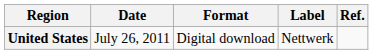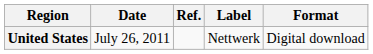columns swapped: (226, 15) <-> (352, 15)
